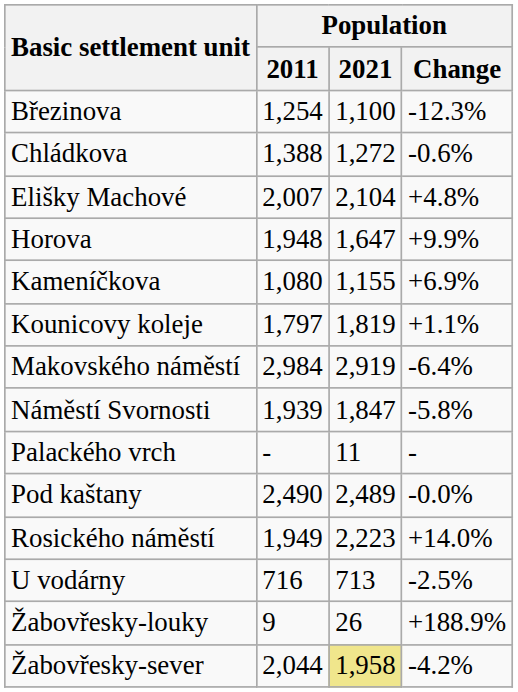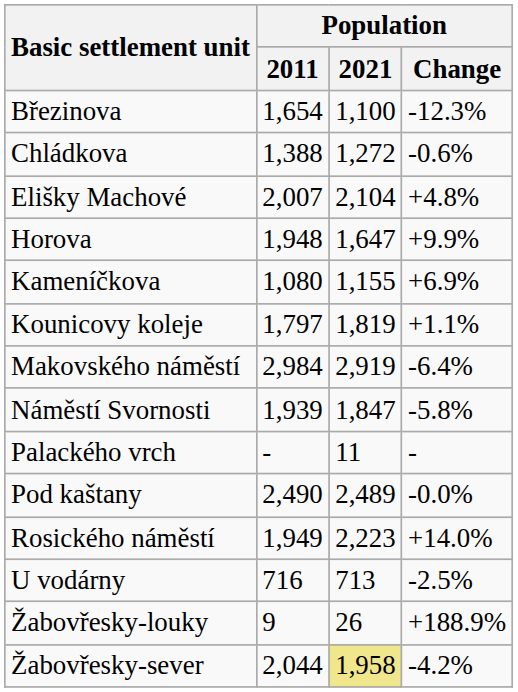(293, 111) 1,254 -> (293, 111) 1,654
